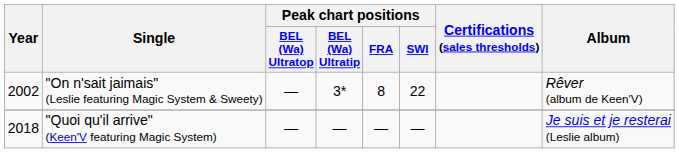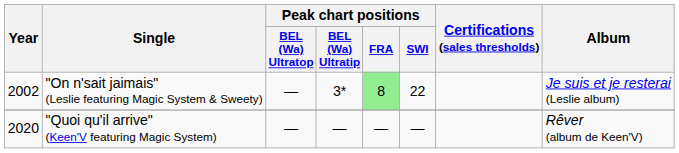(381, 91) no background -> (381, 91) lightgreen background
(594, 91) Rêver (album de Keen'V) -> (608, 91) Je suis et je resterai (Leslie album)
(23, 129) 2018 -> (23, 129) 2020
(608, 129) Je suis et je resterai (Leslie album) -> (594, 129) Rêver (album de Keen'V)
